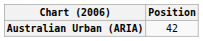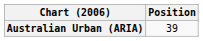(172, 29) 42 -> (172, 29) 39
